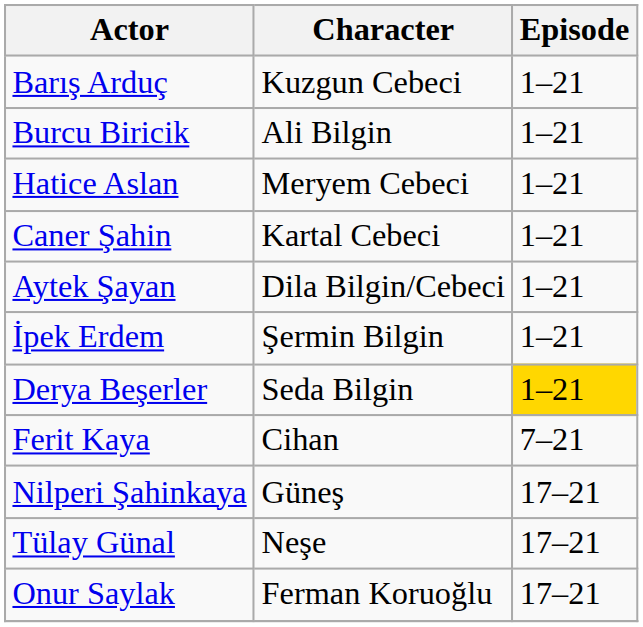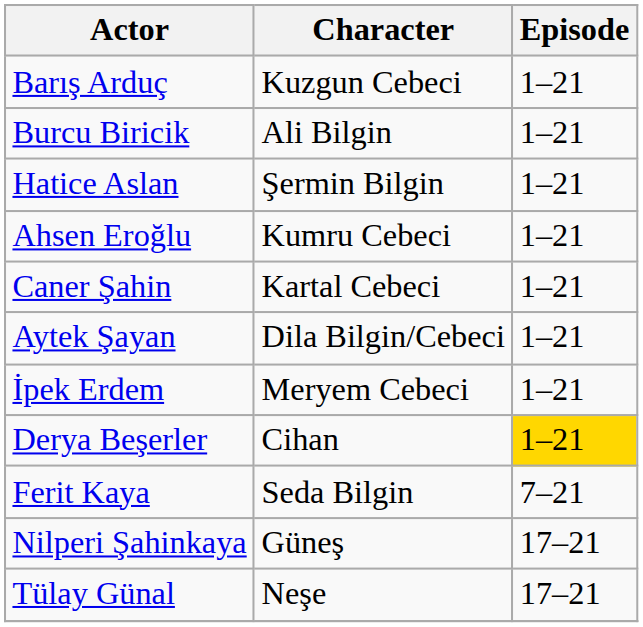(365, 183) Meryem Cebeci -> (353, 183) Şermin Bilgin
+ row: (102, 235)
(353, 337) Şermin Bilgin -> (365, 388) Meryem Cebeci
(337, 388) Seda Bilgin -> (300, 440) Cihan
(300, 440) Cihan -> (337, 491) Seda Bilgin
- row: (94, 593)
